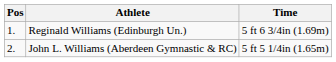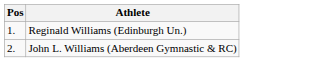- column: (285, 13)
